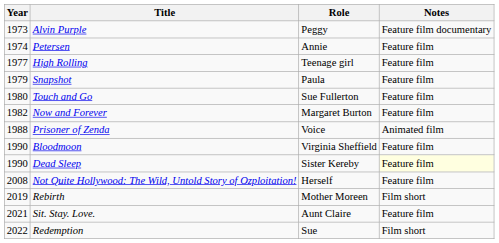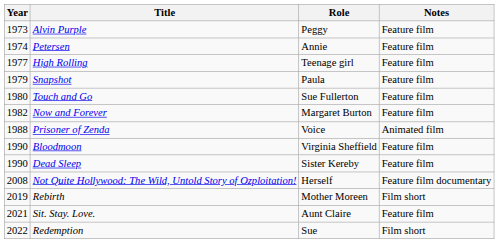(437, 29) Feature film documentary -> (408, 29) Feature film
(408, 163) lightyellow background -> (408, 163) no background
(408, 180) Feature film -> (437, 180) Feature film documentary
